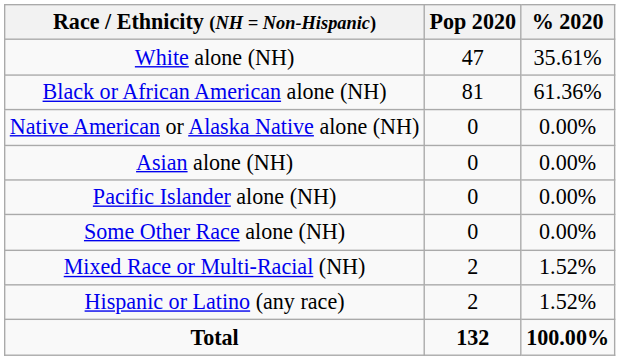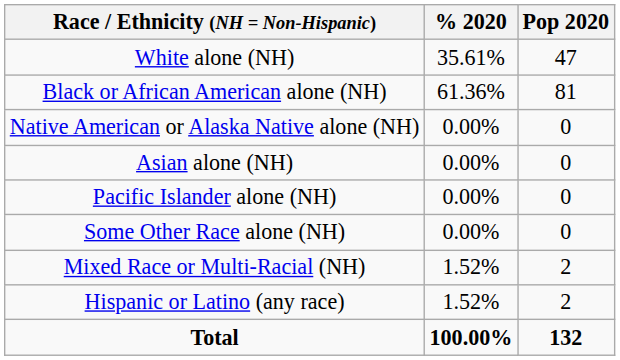columns swapped: (473, 22) <-> (568, 22)
